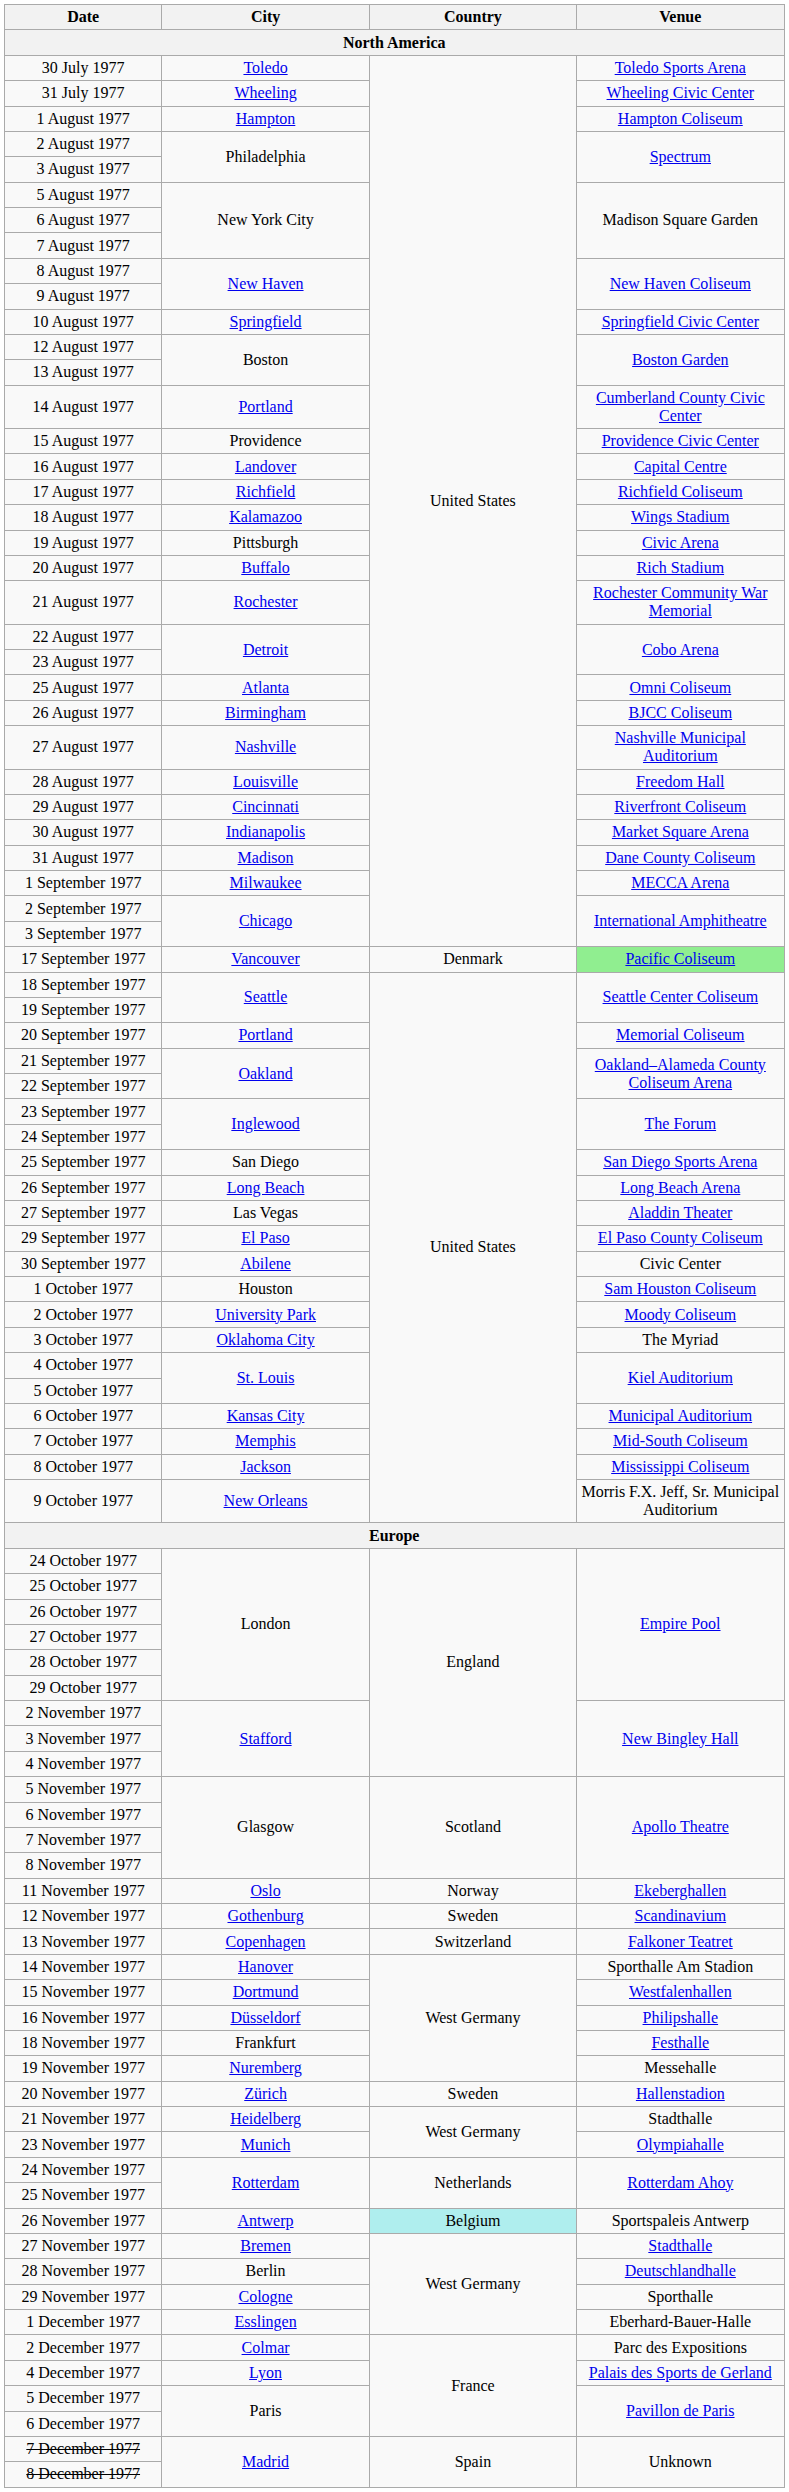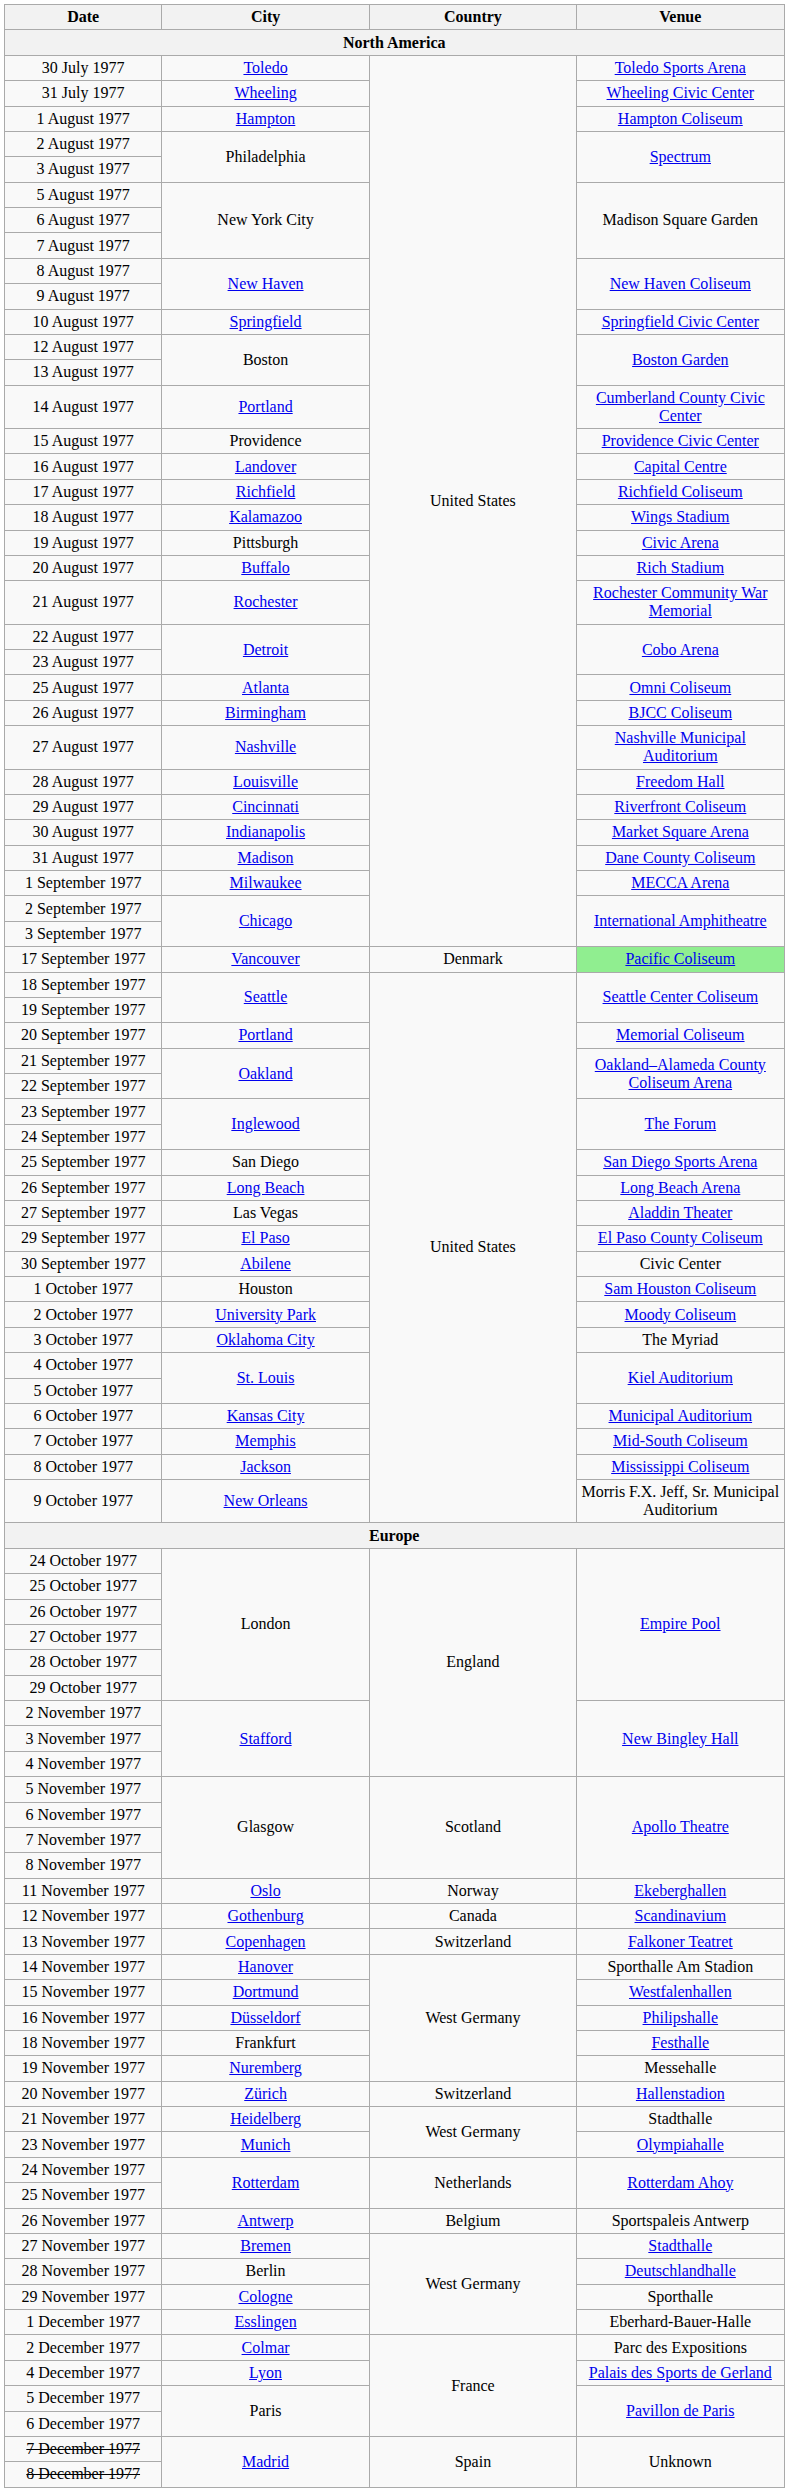(473, 1916) Sweden -> (473, 1916) Canada
(473, 2093) Sweden -> (473, 2093) Switzerland
(473, 2220) paleturquoise background -> (473, 2220) no background
